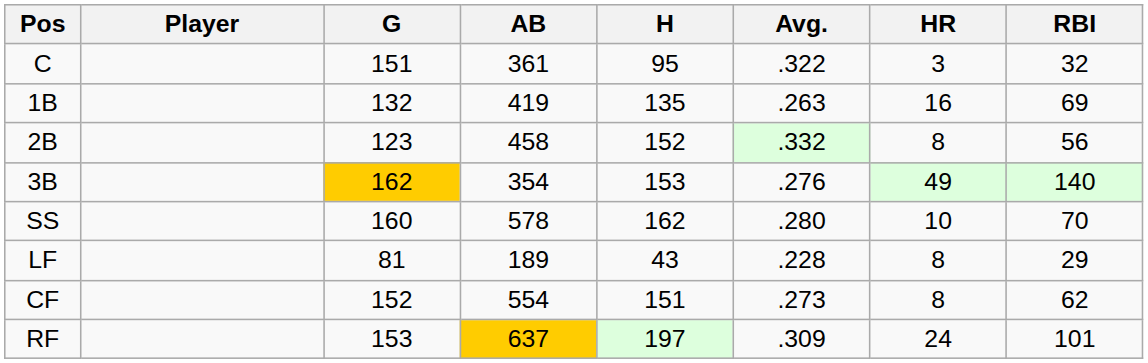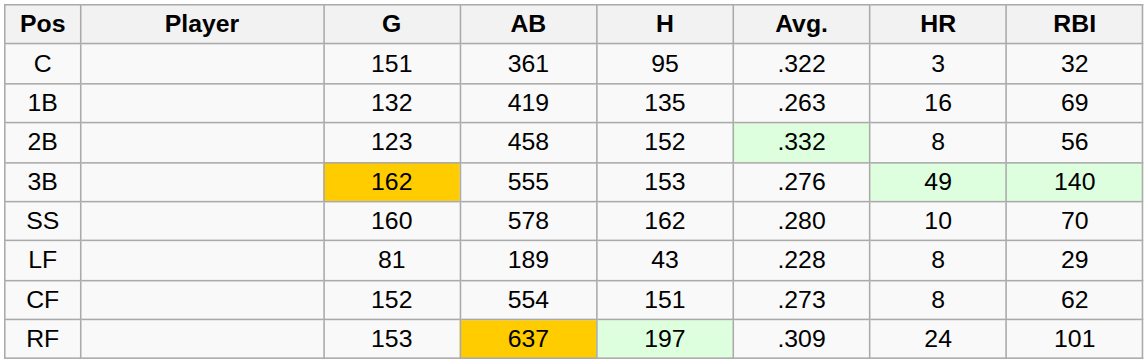(528, 181) 354 -> (528, 181) 555
